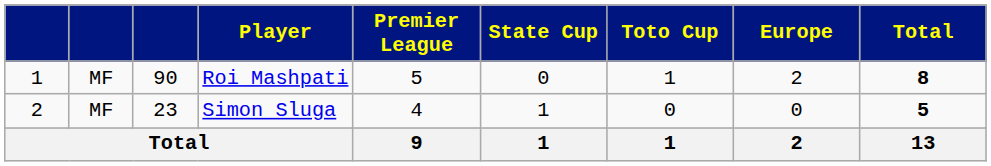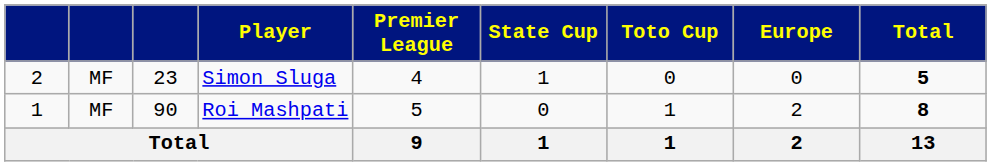rows swapped: (275, 78) <-> (269, 111)
